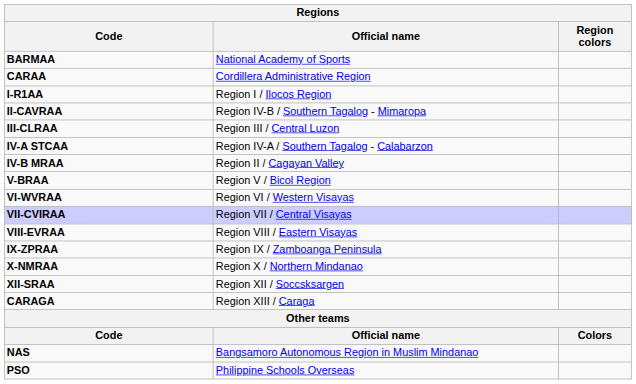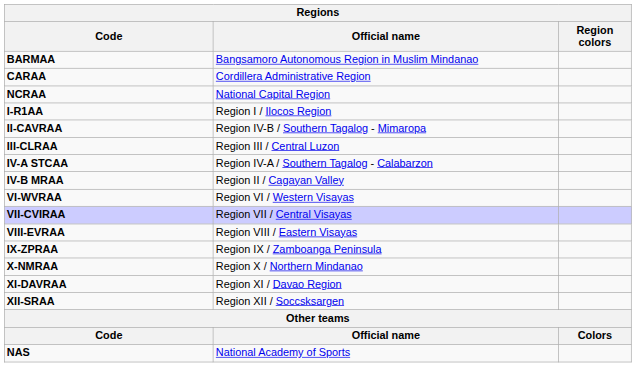(283, 59) National Academy of Sports -> (347, 59) Bangsamoro Autonomous Region in Muslim Mindanao
+ row: (26, 94)
- row: (28, 180)
+ row: (37, 284)
- row: (31, 301)
(347, 353) Bangsamoro Autonomous Region in Muslim Mindanao -> (283, 353) National Academy of Sports
- row: (18, 370)
